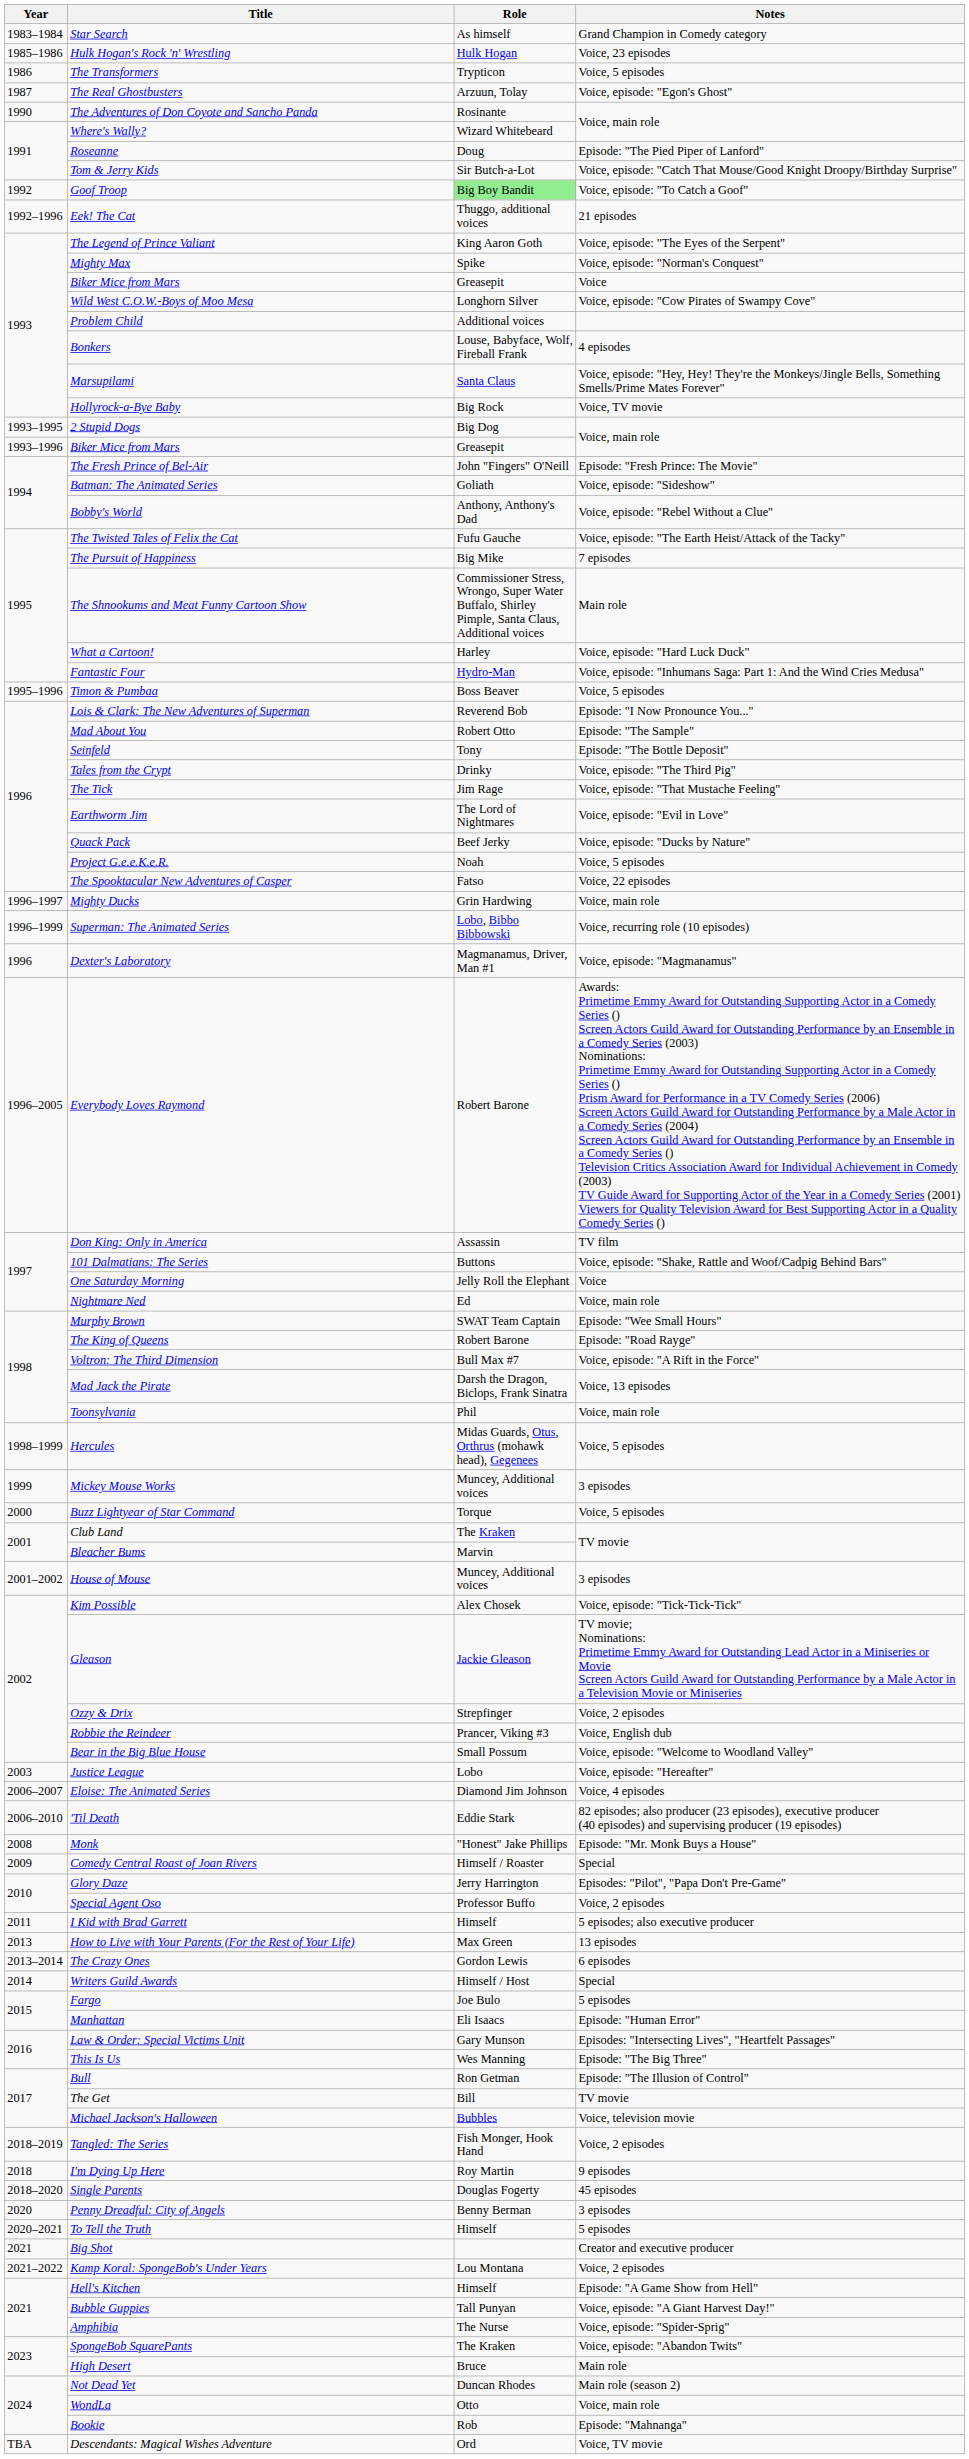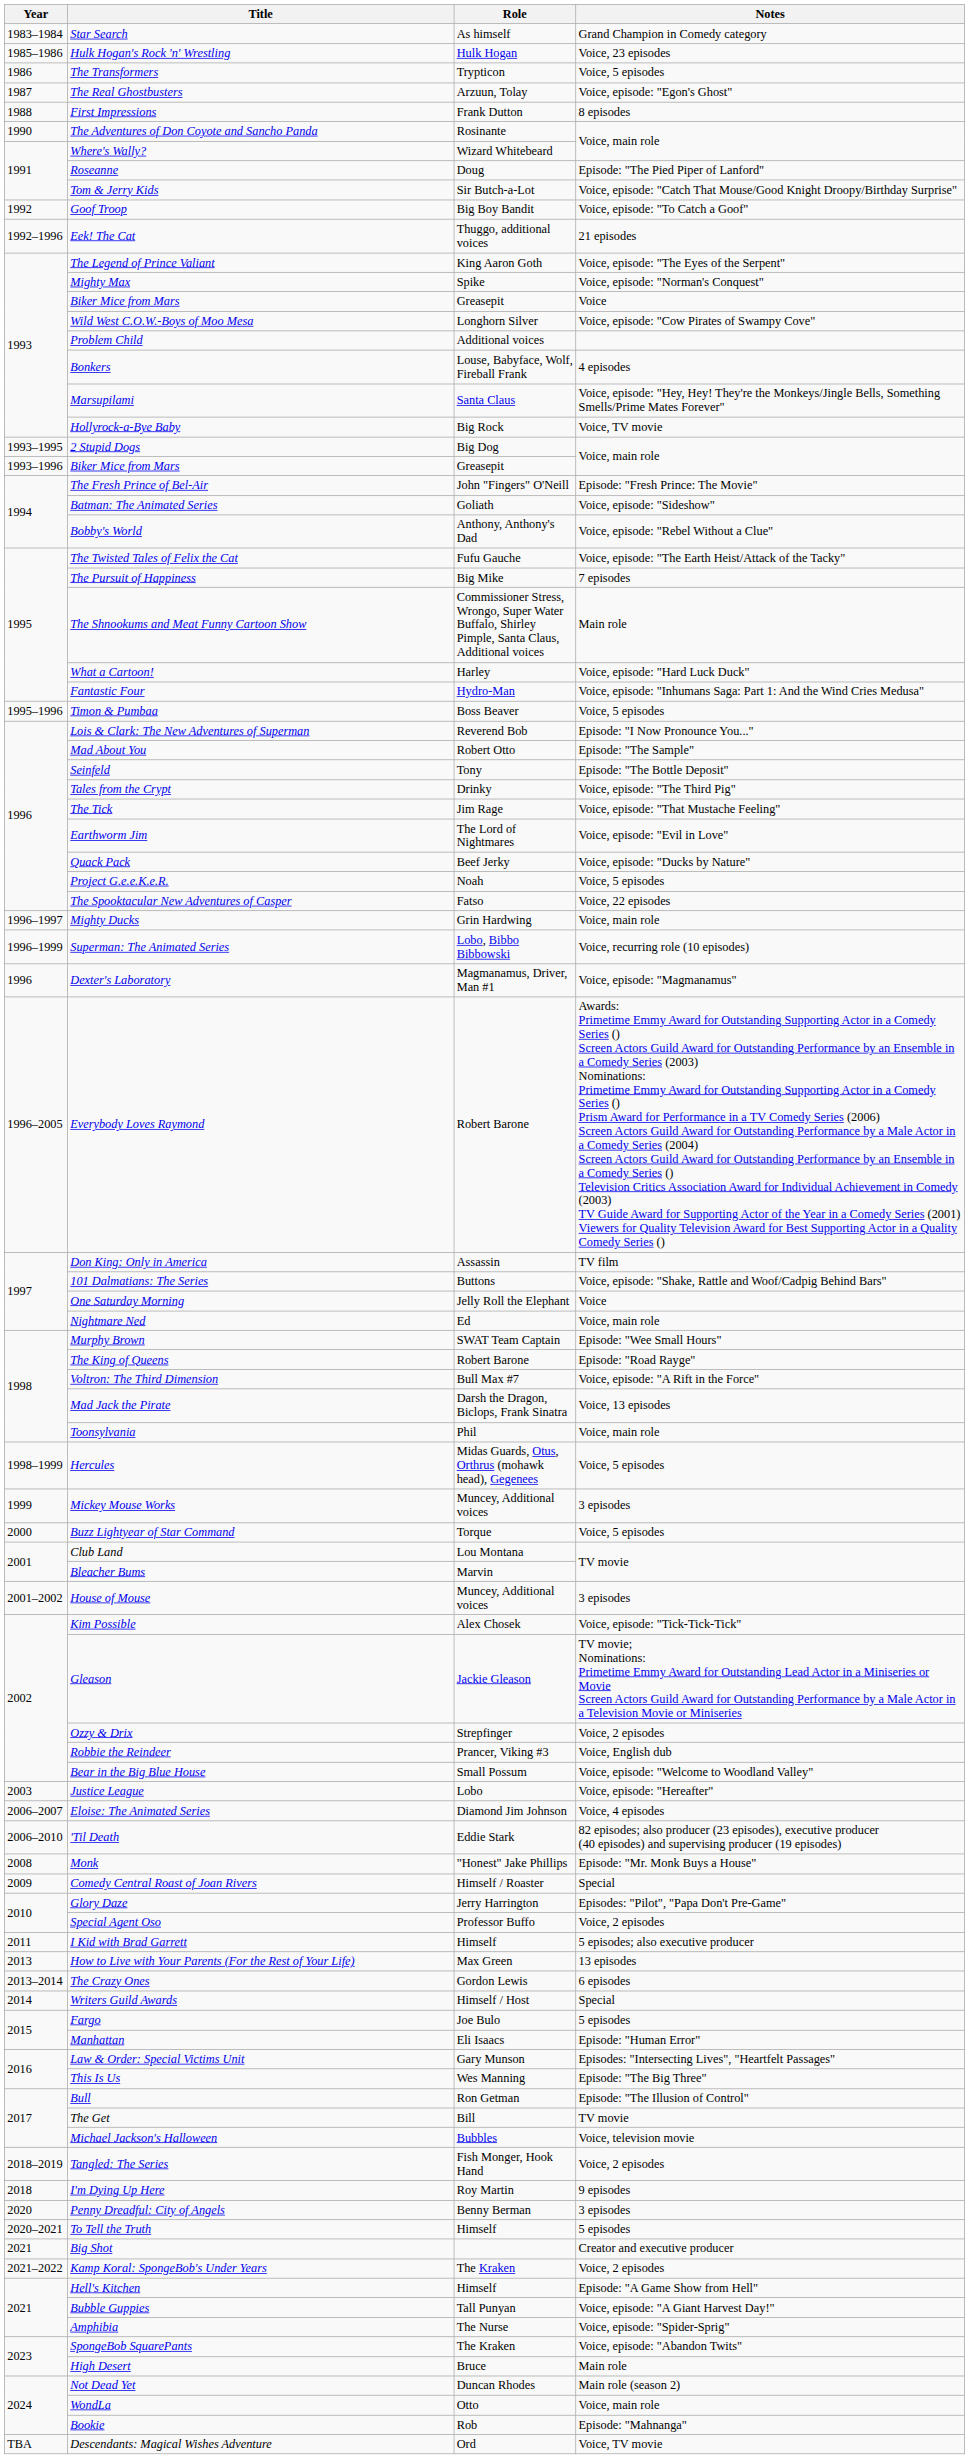+ row: (113, 111)
(495, 190) lightgreen background -> (495, 209) no background
(486, 1532) The Kraken -> (490, 1551) Lou Montana
- row: (106, 2190)
(490, 2268) Lou Montana -> (486, 2268) The Kraken
